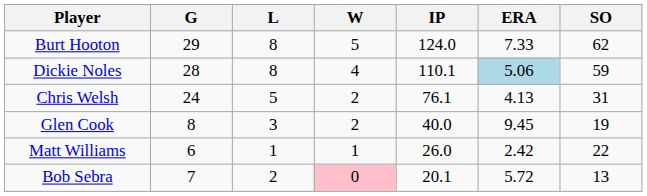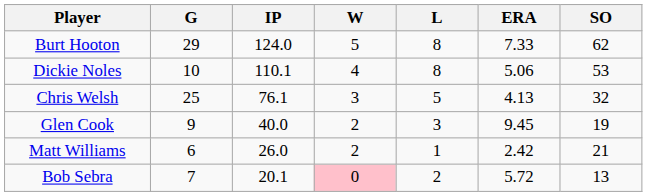columns swapped: (437, 17) <-> (273, 17)
(191, 71) 28 -> (191, 71) 10
(519, 71) lightblue background -> (519, 71) no background
(601, 71) 59 -> (601, 71) 53
(191, 97) 24 -> (191, 97) 25
(355, 97) 2 -> (355, 97) 3
(601, 97) 31 -> (601, 97) 32
(191, 124) 8 -> (191, 124) 9
(355, 151) 1 -> (355, 151) 2
(601, 151) 22 -> (601, 151) 21
